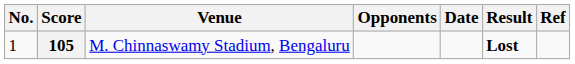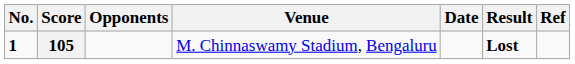columns swapped: (397, 17) <-> (219, 17)
(13, 44) normal -> (13, 44) bold
